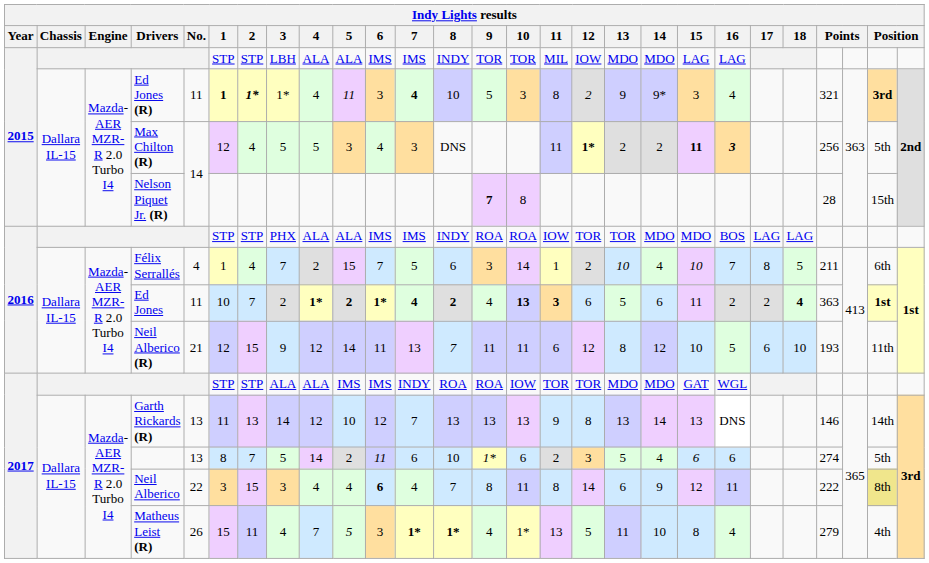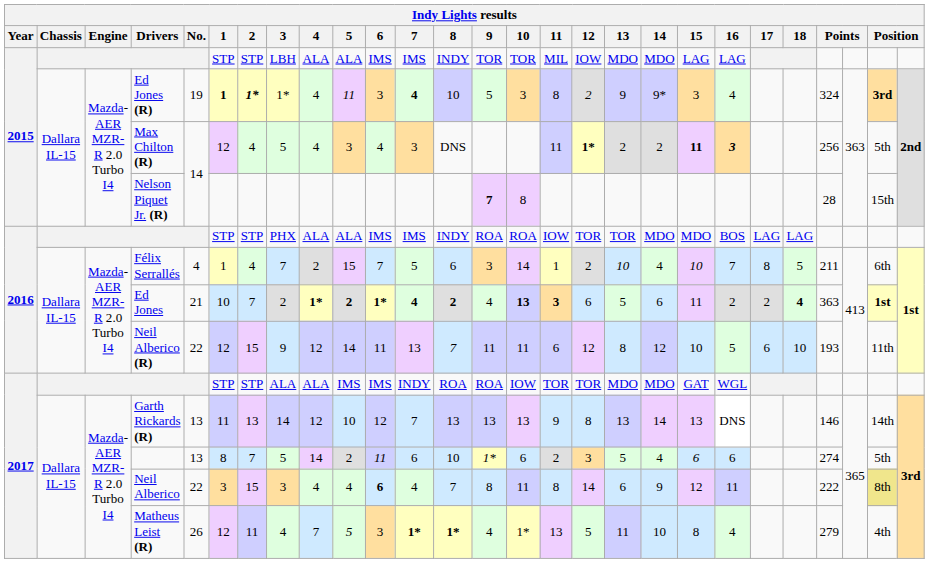(196, 94) 11 -> (196, 94) 19
(829, 94) 321 -> (829, 94) 324
(316, 147) 5 -> (316, 147) 4
(196, 302) 11 -> (196, 302) 21
(196, 346) 21 -> (196, 346) 22
(223, 531) 15 -> (223, 531) 12
